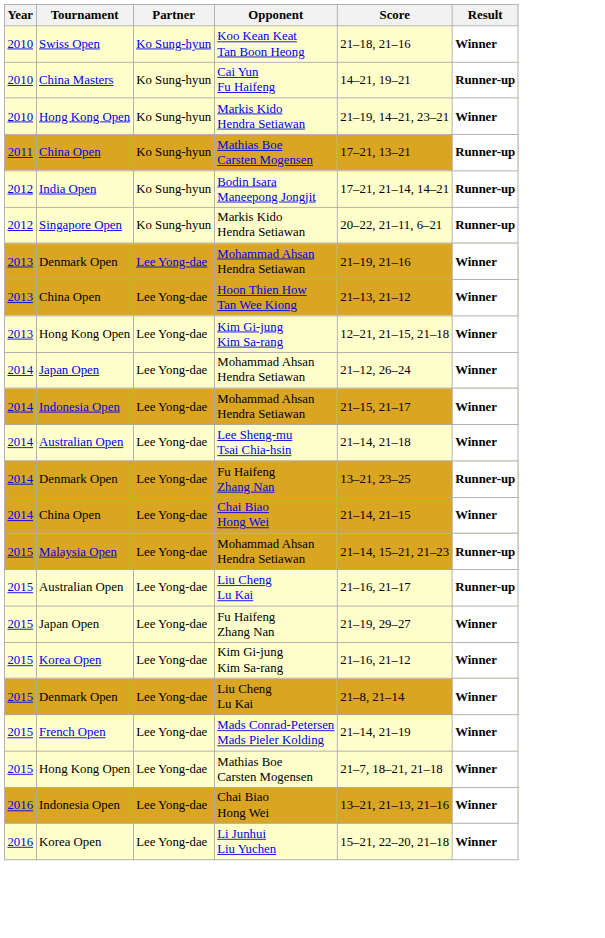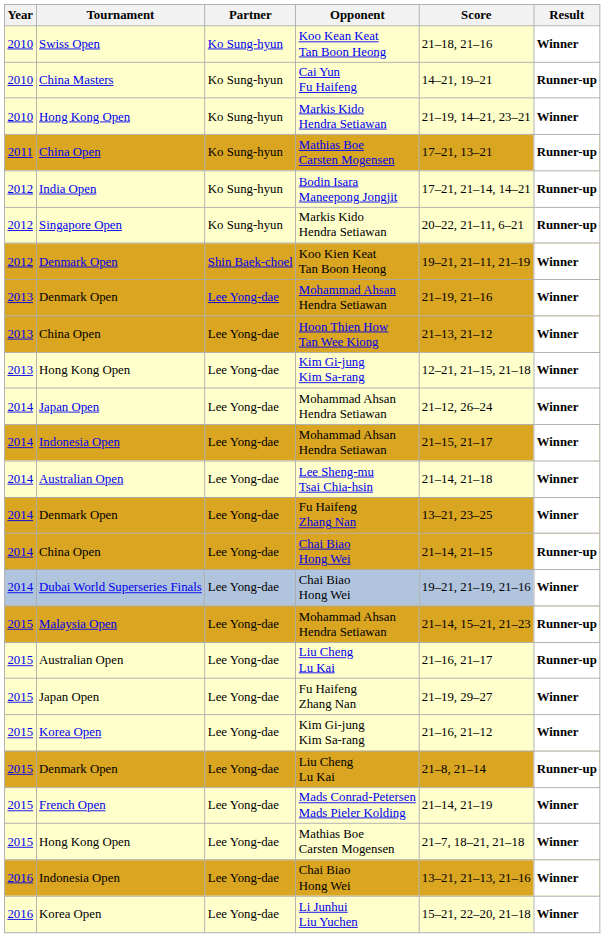+ row: (78, 261)
(485, 479) Runner-up -> (558, 515) Winner
(476, 515) Winner -> (567, 551) Runner-up
+ row: (120, 588)
(476, 696) Winner -> (567, 769) Runner-up
